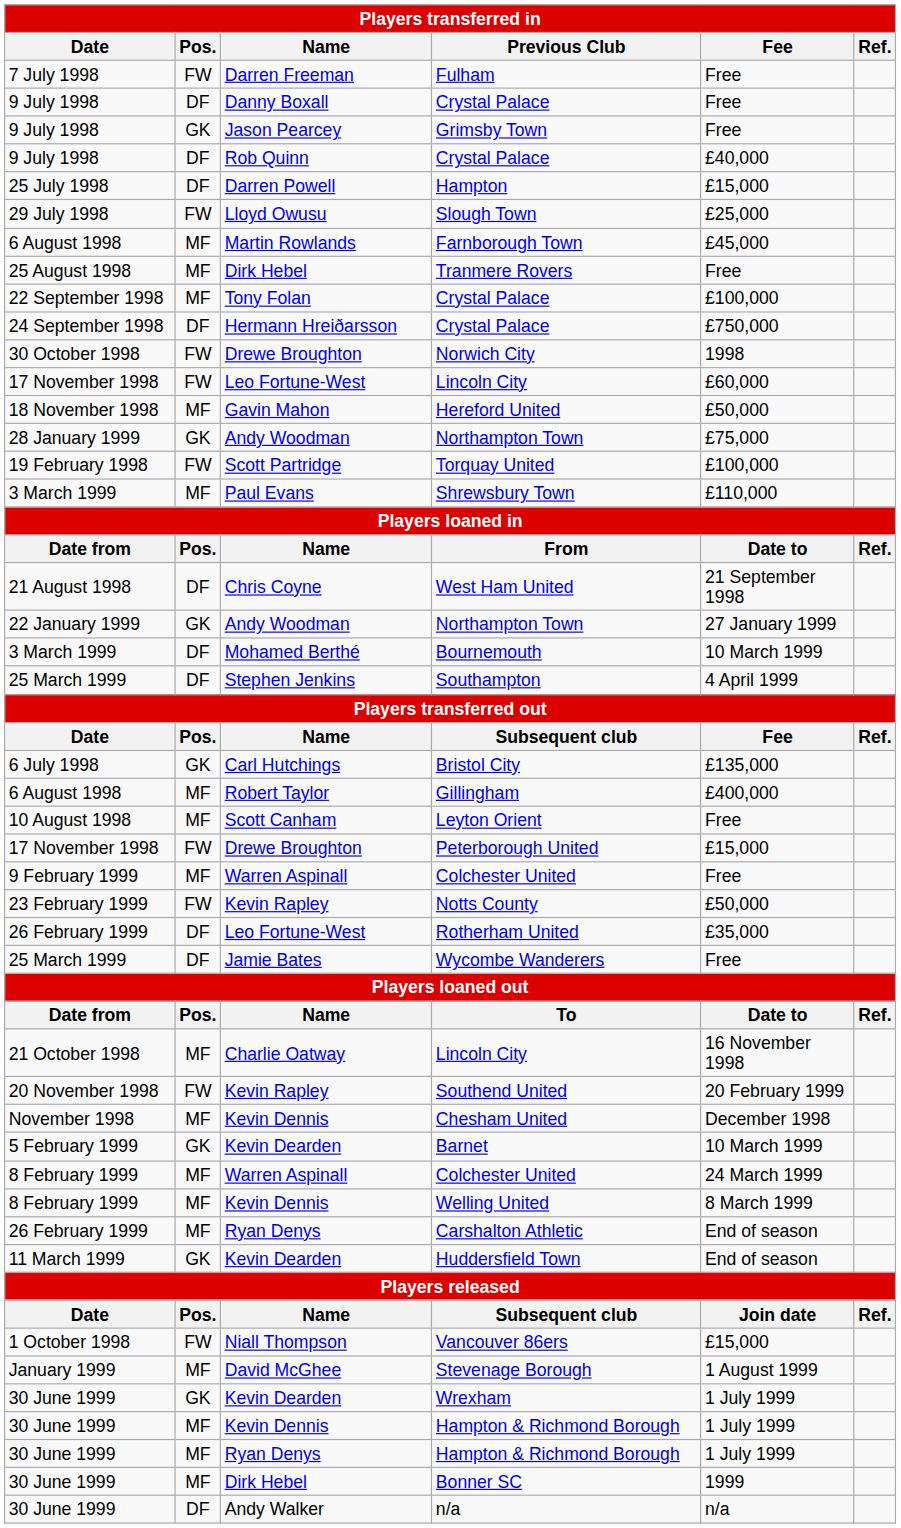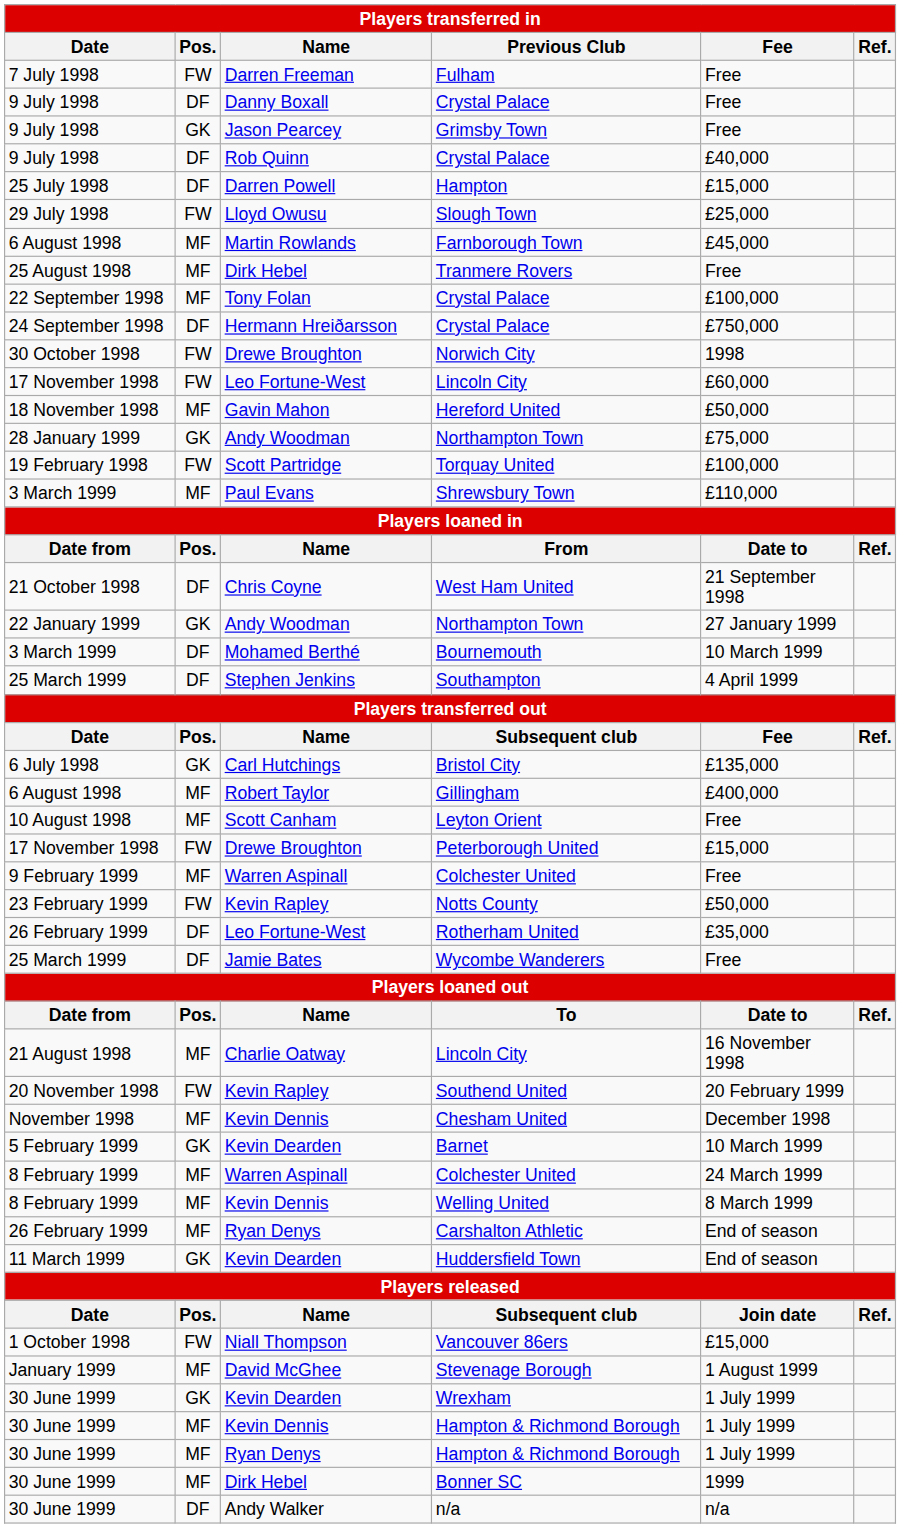(70, 587) 21 August 1998 -> (74, 587) 21 October 1998
(74, 1053) 21 October 1998 -> (70, 1053) 21 August 1998
